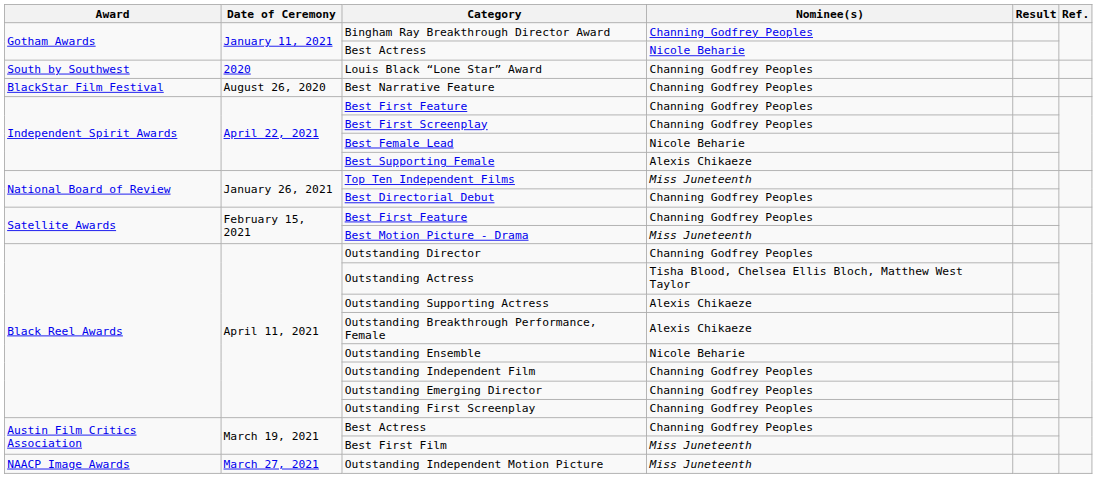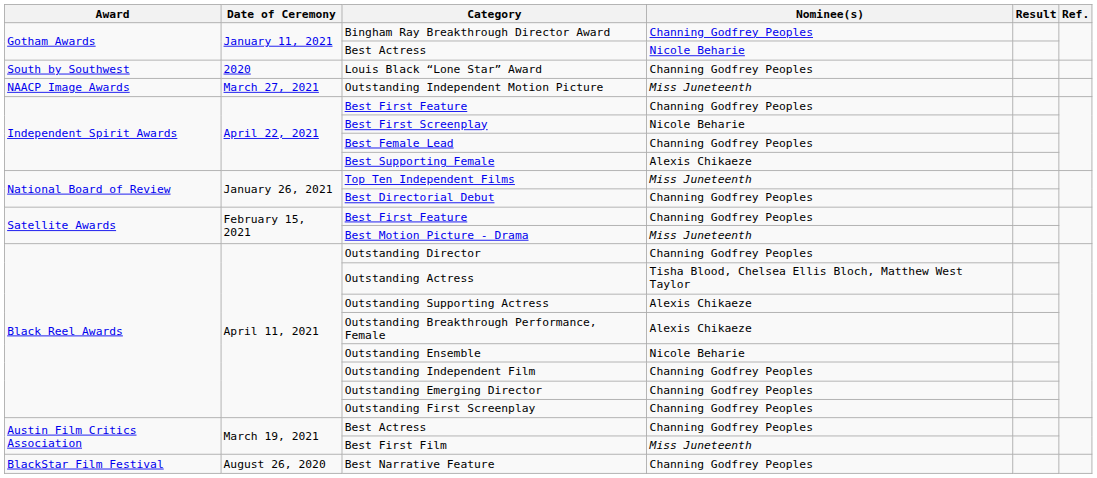rows swapped: (85, 87) <-> (68, 464)
(731, 124) Channing Godfrey Peoples -> (697, 124) Nicole Beharie
(697, 143) Nicole Beharie -> (731, 143) Channing Godfrey Peoples
